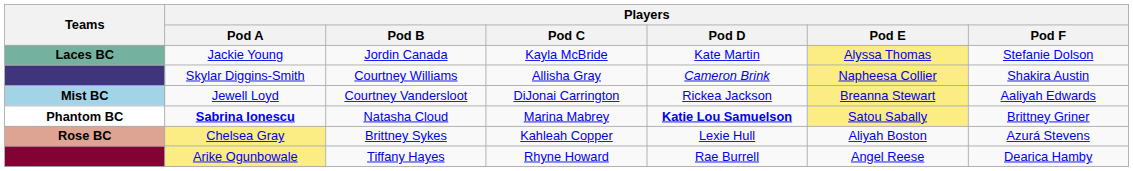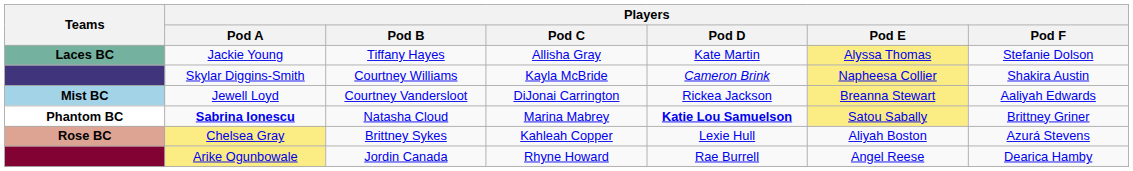(406, 55) Jordin Canada -> (406, 55) Tiffany Hayes
(566, 55) Kayla McBride -> (566, 55) Allisha Gray
(566, 76) Allisha Gray -> (566, 76) Kayla McBride
(406, 157) Tiffany Hayes -> (406, 157) Jordin Canada
